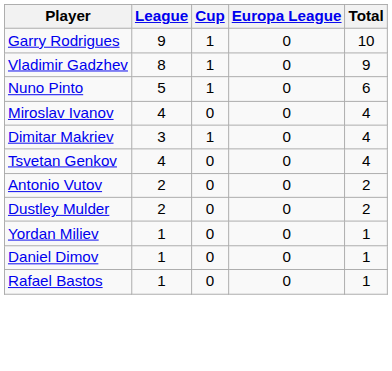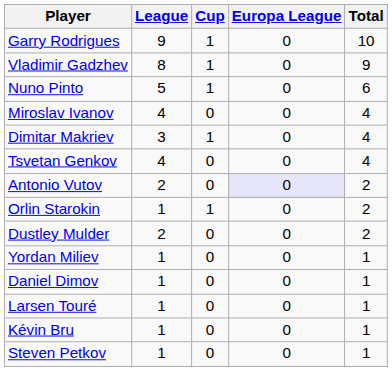(287, 185) no background -> (287, 185) lavender background
+ row: (54, 209)
+ row: (52, 305)
+ row: (41, 329)
+ row: (57, 354)
- row: (55, 281)
